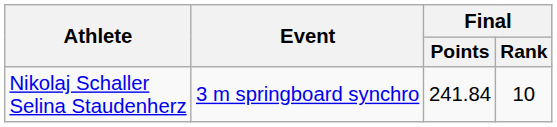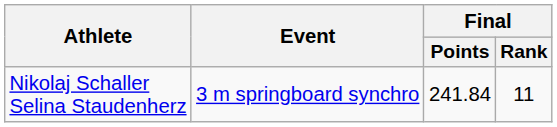(524, 95) 10 -> (524, 95) 11
